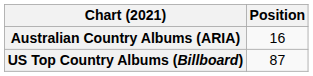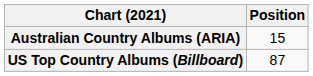(277, 37) 16 -> (277, 37) 15
